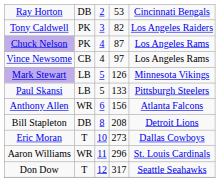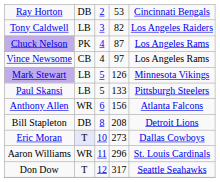(84, 28) PK -> (84, 28) LB
(84, 138) no background -> (84, 138) lavender background
